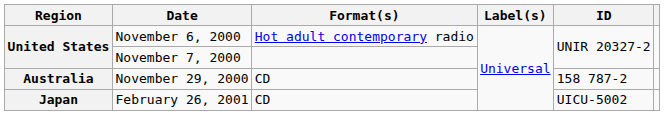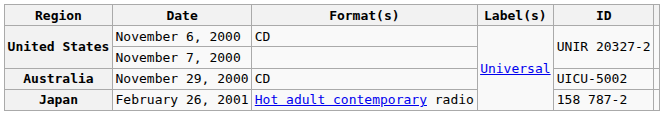(364, 36) Hot adult contemporary radio -> (263, 36) CD
(592, 79) 158 787-2 -> (592, 79) UICU-5002
(263, 100) CD -> (364, 100) Hot adult contemporary radio
(592, 100) UICU-5002 -> (592, 100) 158 787-2
